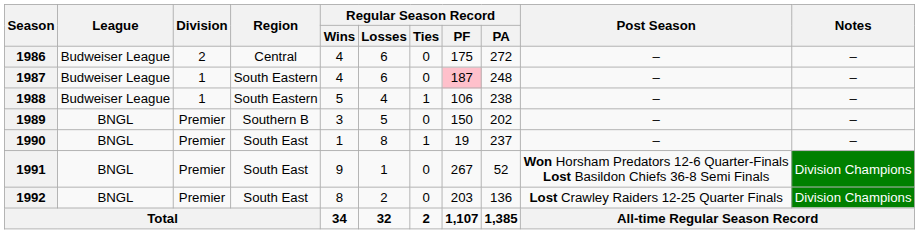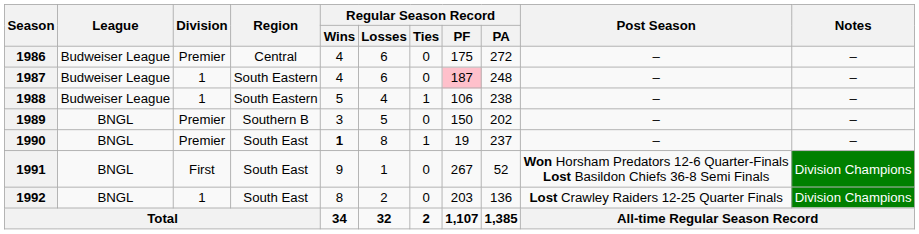(202, 57) 2 -> (202, 57) Premier
(339, 141) normal -> (339, 141) bold
(202, 169) Premier -> (202, 169) First
(202, 197) Premier -> (202, 197) 1
